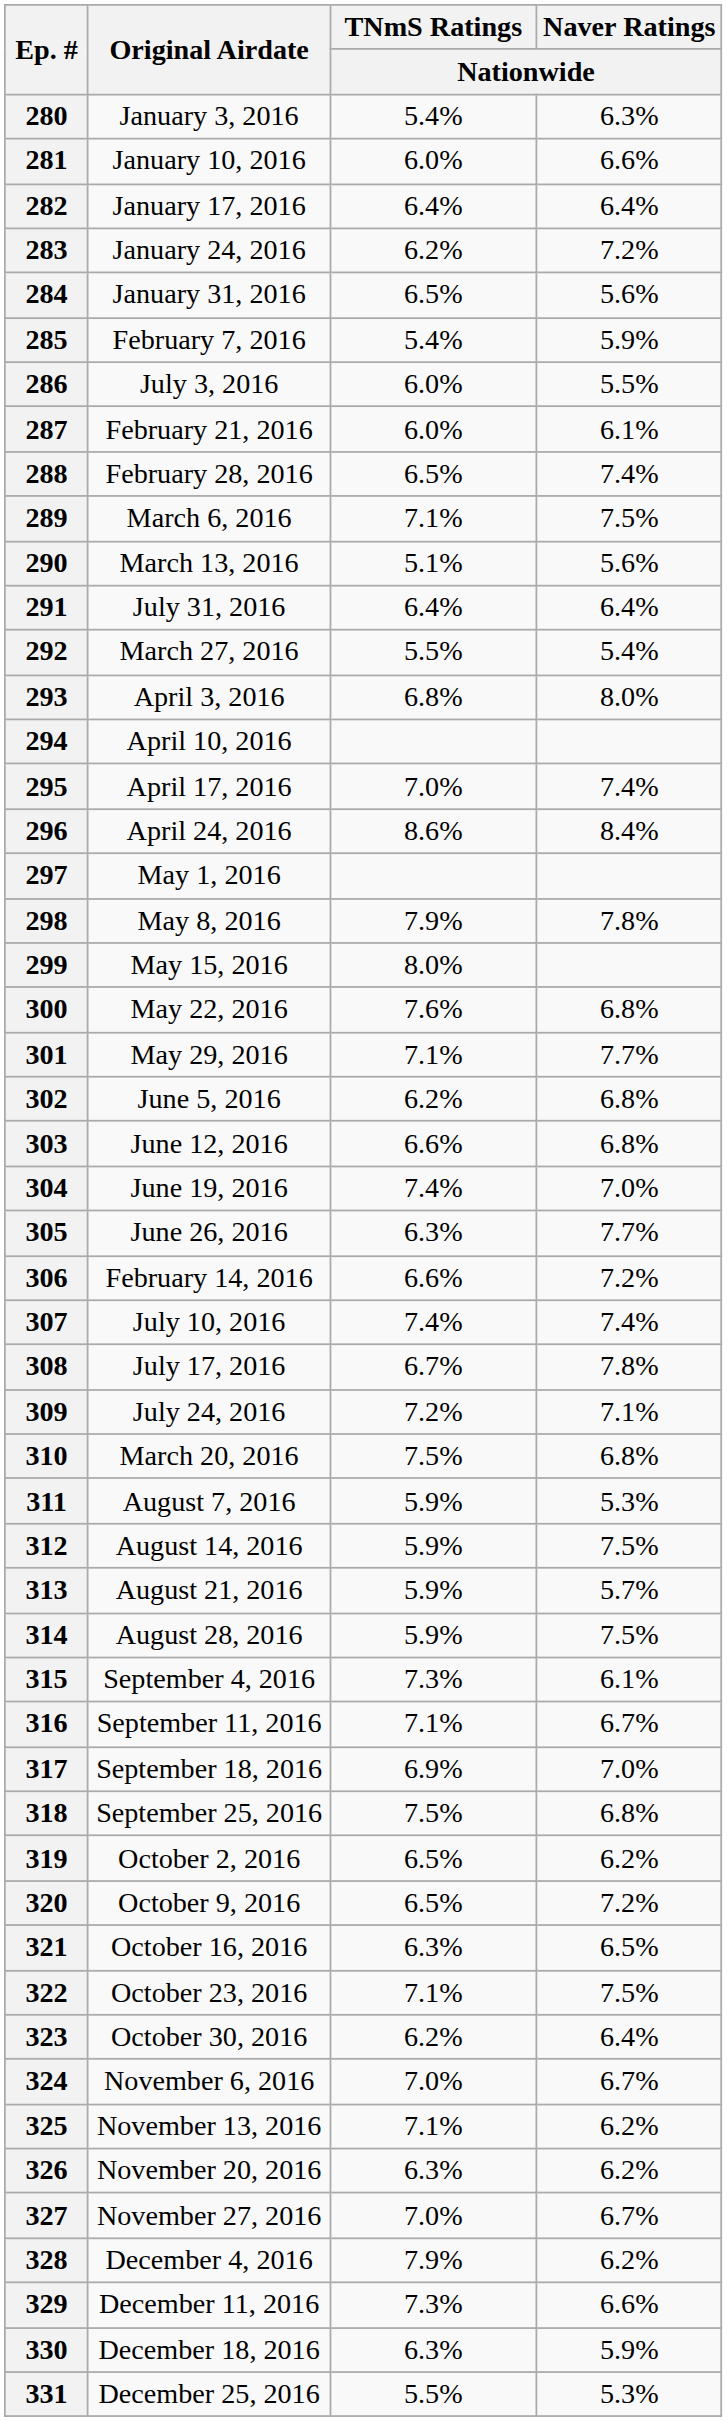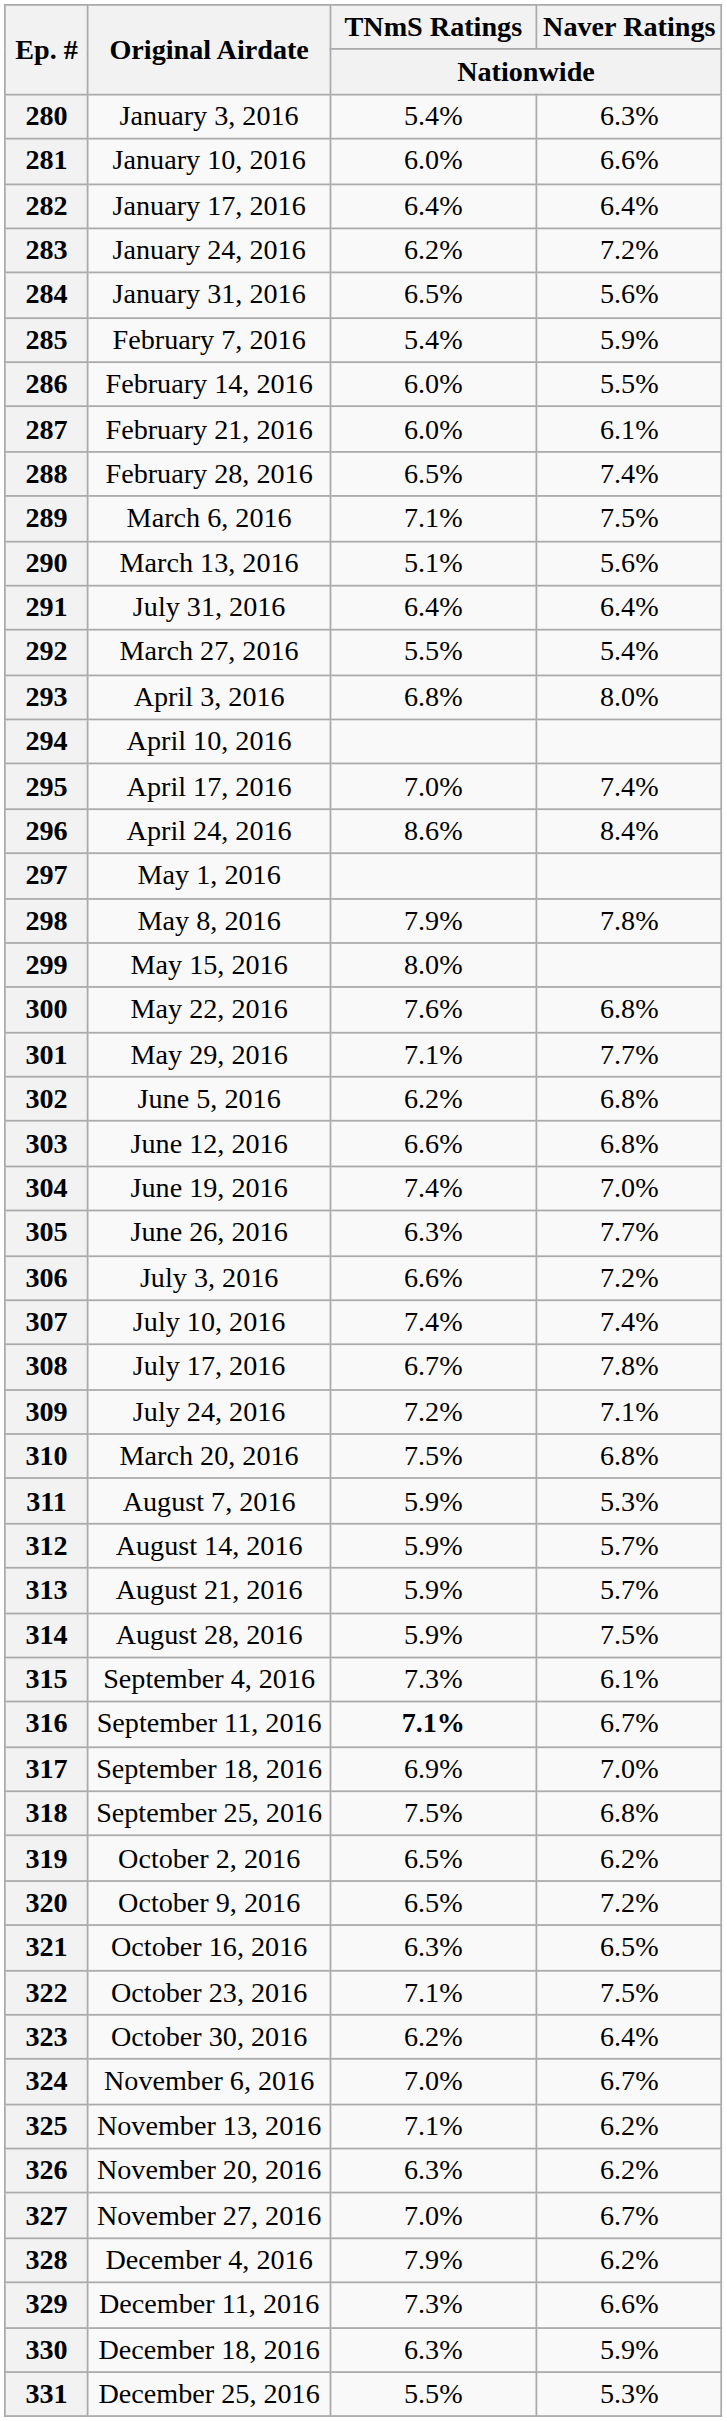(209, 384) July 3, 2016 -> (209, 384) February 14, 2016
(209, 1277) February 14, 2016 -> (209, 1277) July 3, 2016
(629, 1545) 7.5% -> (629, 1545) 5.7%
(433, 1723) normal -> (433, 1723) bold
